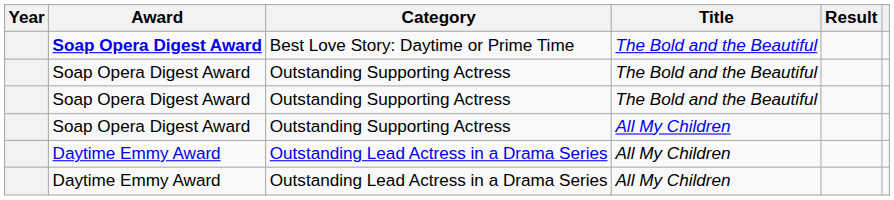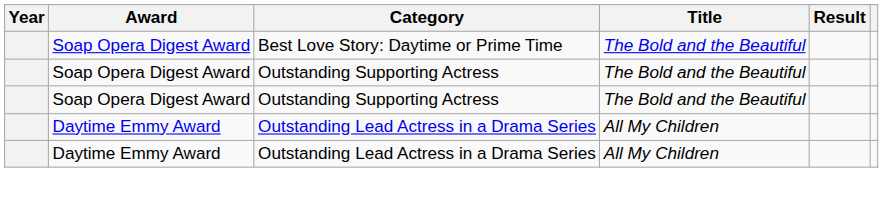(157, 45) bold -> (151, 45) normal
- row: (390, 126)
